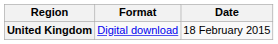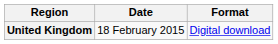columns swapped: (227, 13) <-> (138, 13)
